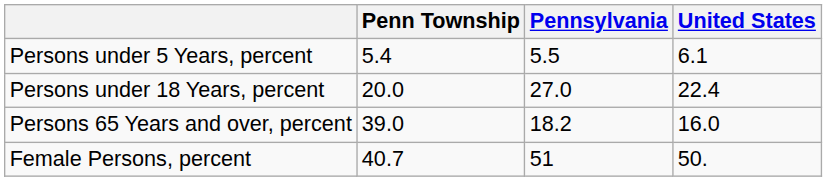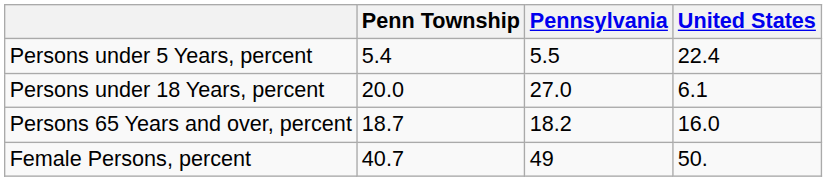(693, 55) 6.1 -> (699, 55) 22.4
(699, 90) 22.4 -> (693, 90) 6.1
(383, 124) 39.0 -> (383, 124) 18.7
(542, 158) 51 -> (542, 158) 49
